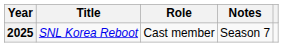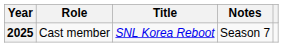columns swapped: (88, 13) <-> (179, 13)
